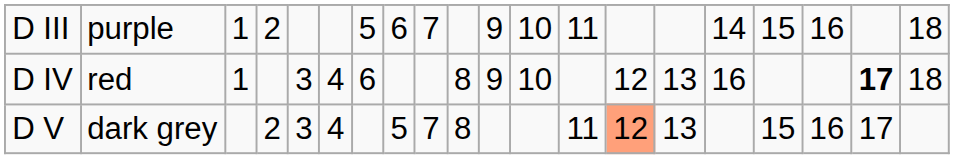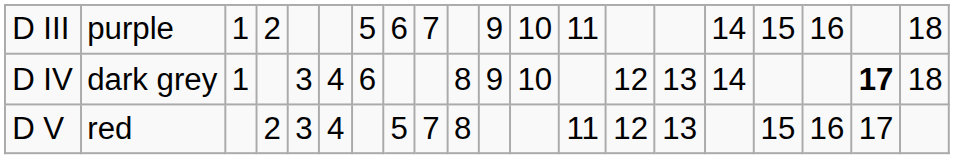(110, 78) red -> (152, 78) dark grey
(729, 78) 16 -> (729, 78) 14
(152, 128) dark grey -> (110, 128) red
(631, 128) lightsalmon background -> (631, 128) no background
